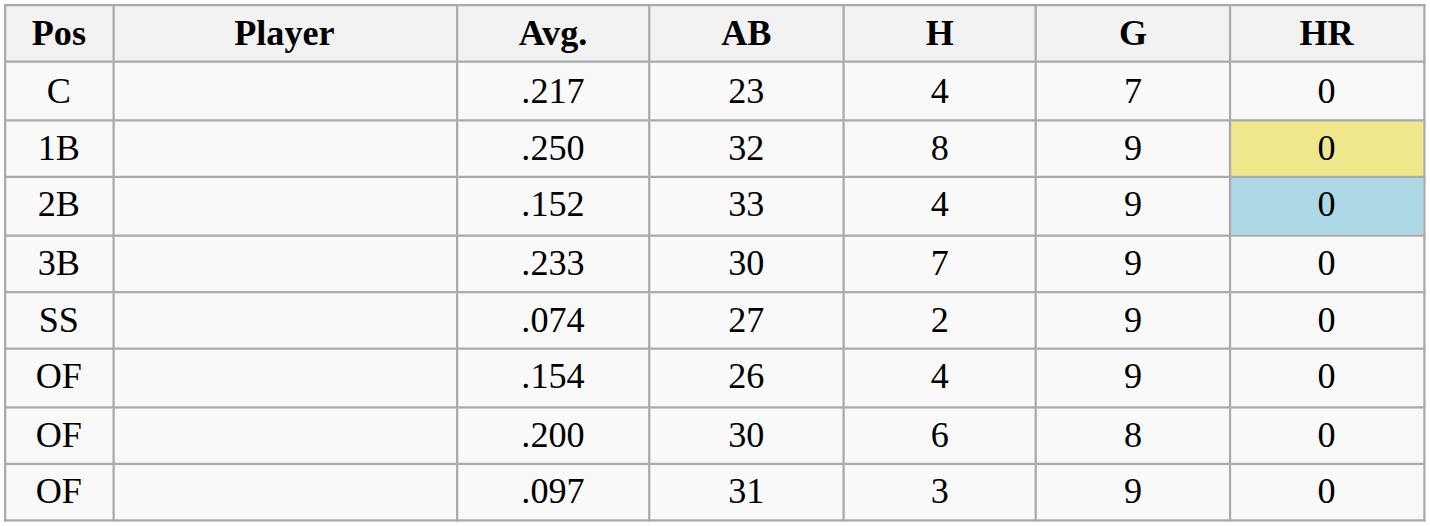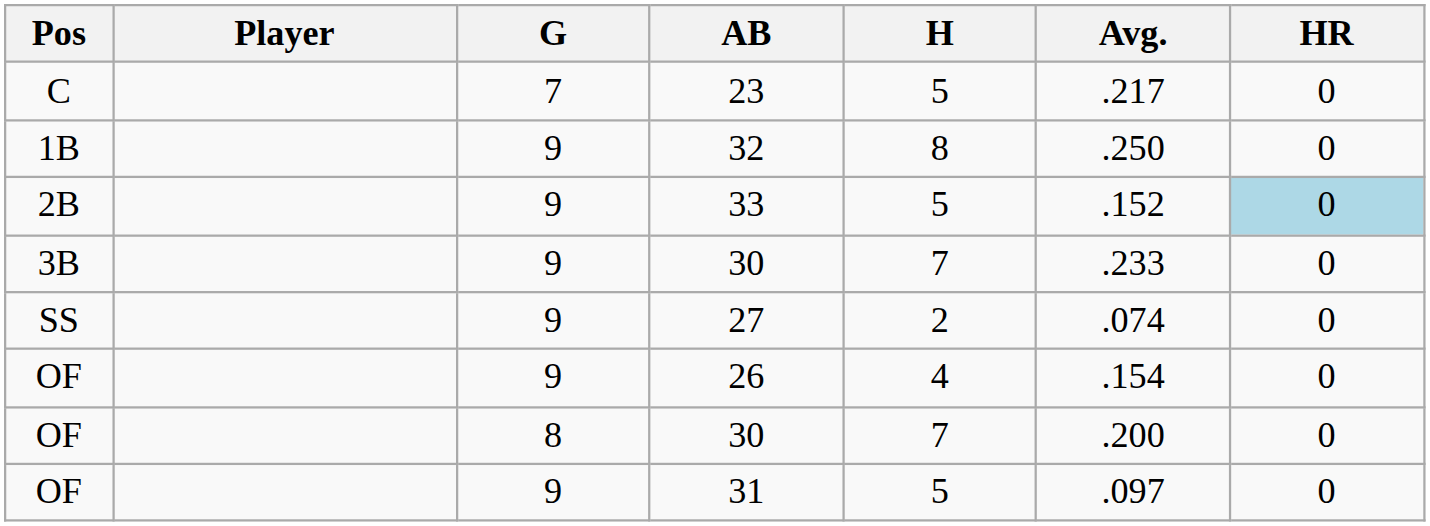columns swapped: (1133, 33) <-> (553, 33)
(940, 90) 4 -> (940, 90) 5
(1327, 147) khaki background -> (1327, 147) no background
(940, 205) 4 -> (940, 205) 5
(940, 434) 6 -> (940, 434) 7
(940, 491) 3 -> (940, 491) 5
